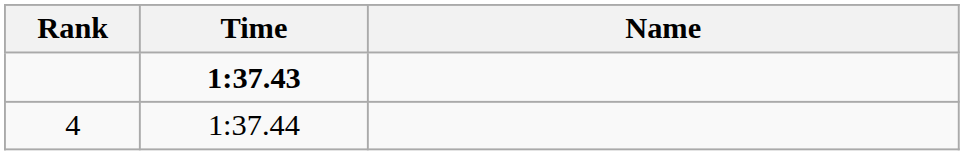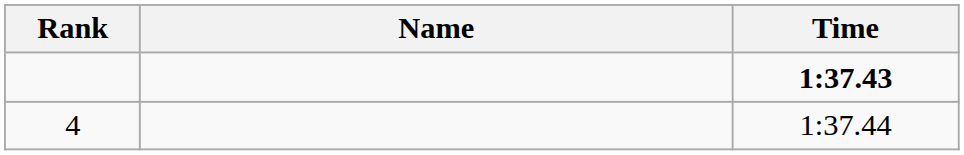columns swapped: (663, 28) <-> (254, 28)
